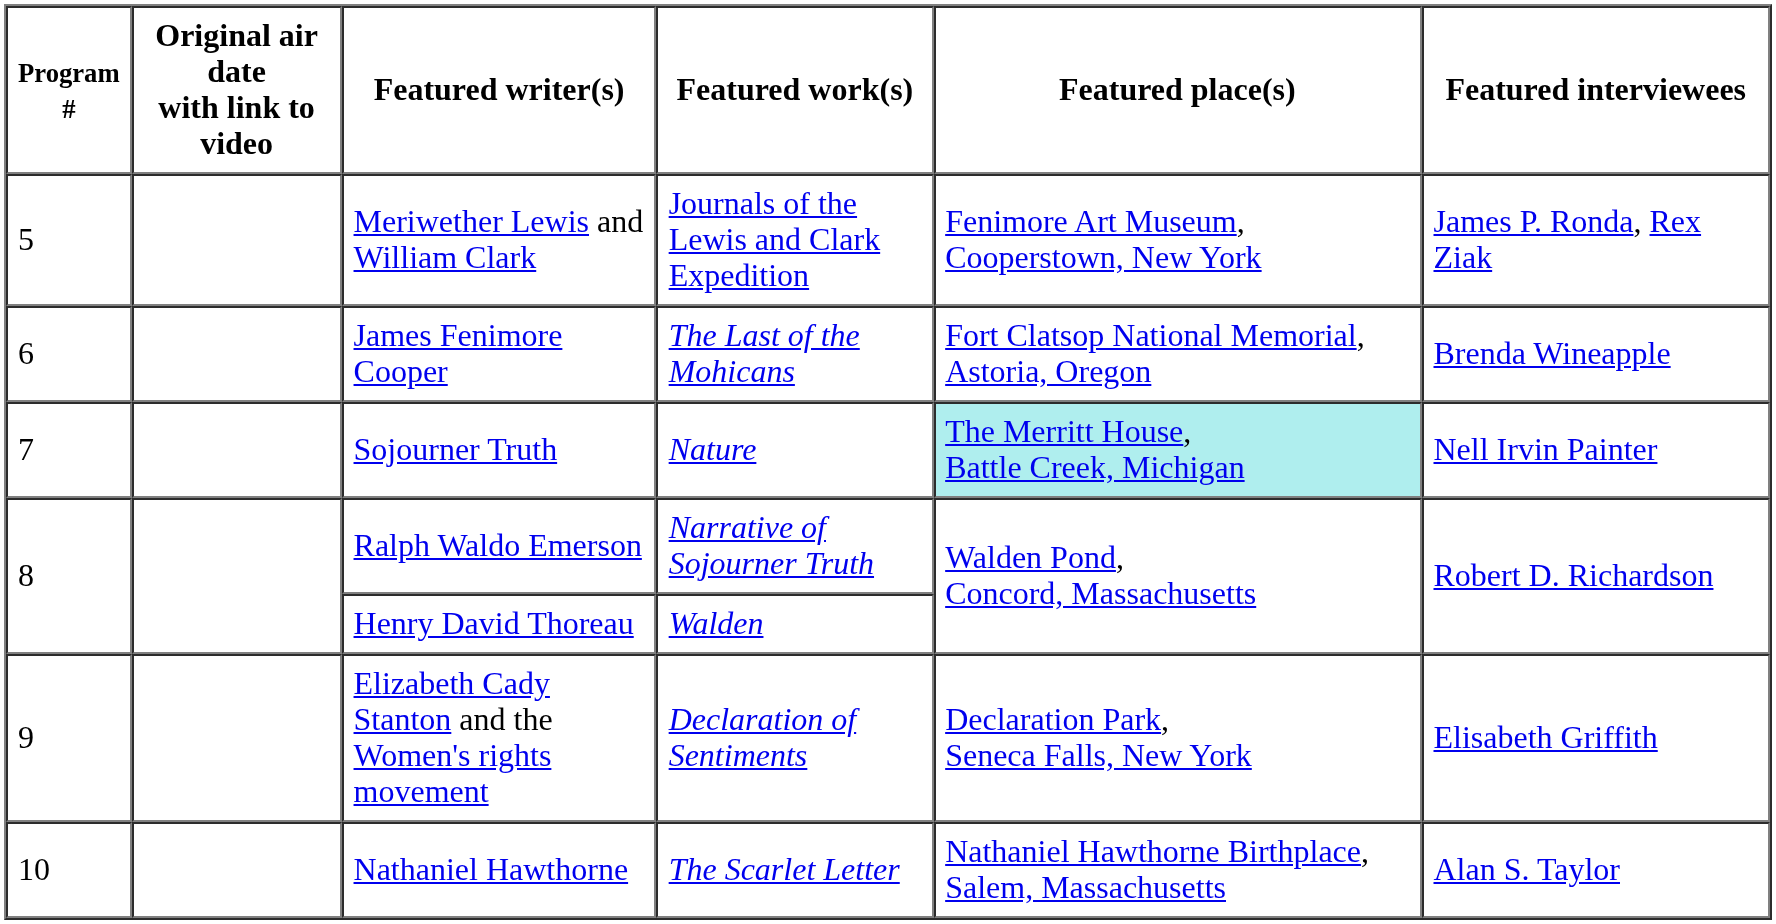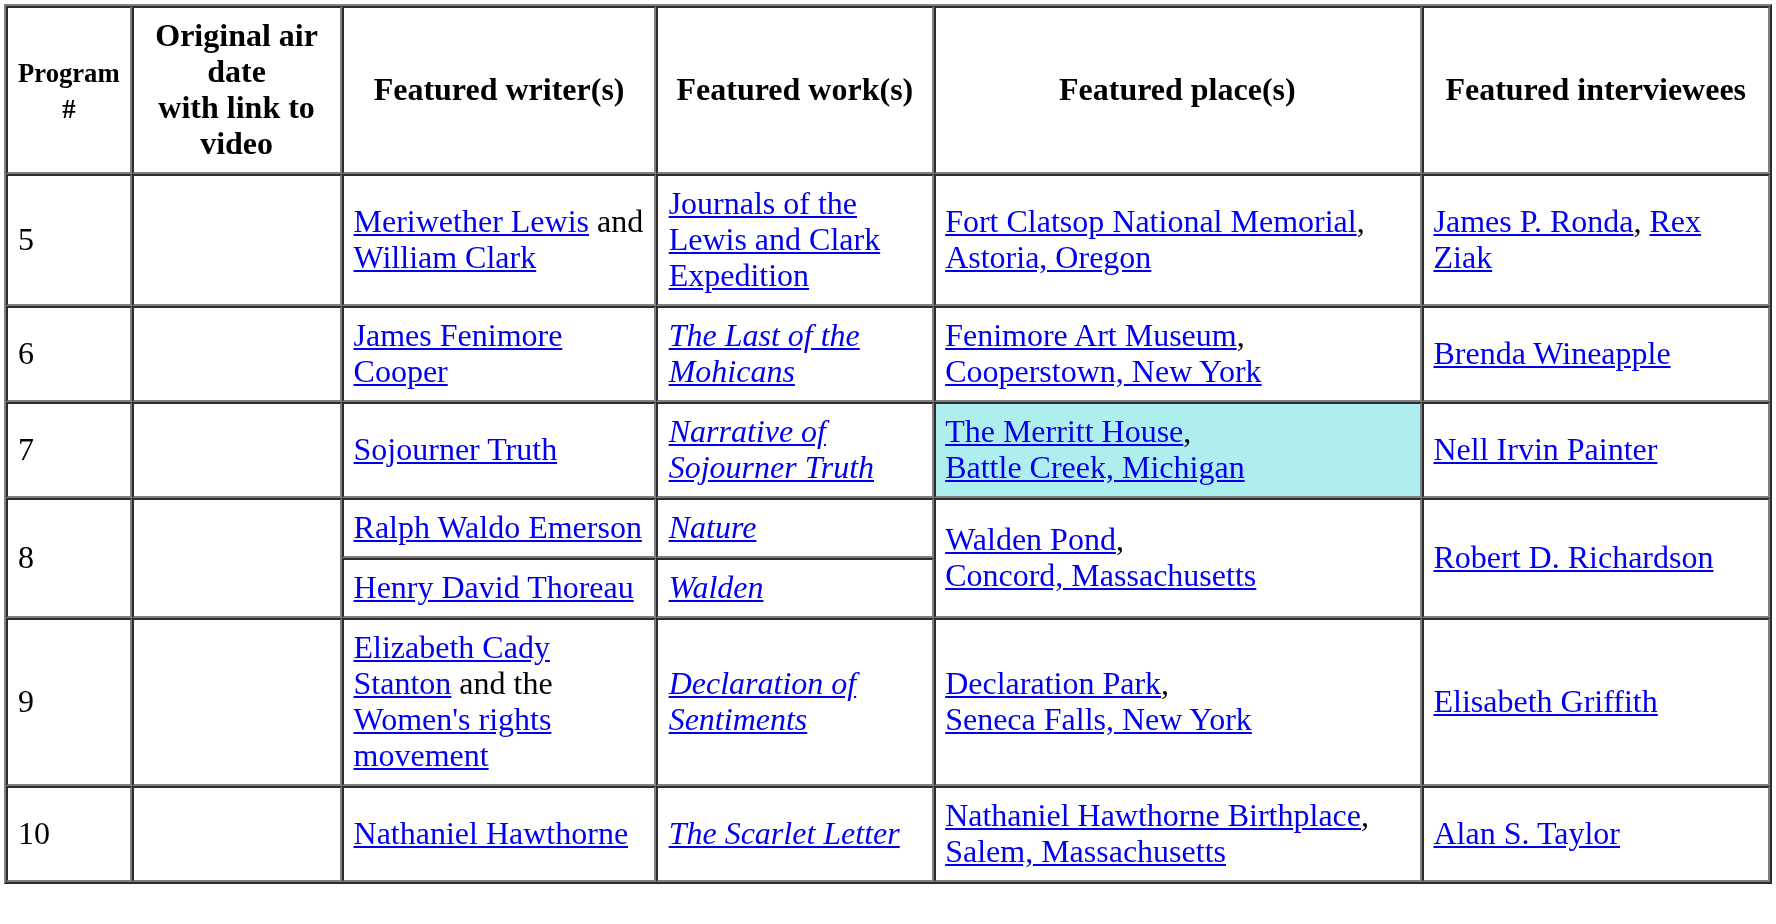(1103, 239) Fenimore Art Museum, Cooperstown, New York -> (1155, 239) Fort Clatsop National Memorial, Astoria, Oregon
(1155, 353) Fort Clatsop National Memorial, Astoria, Oregon -> (1103, 353) Fenimore Art Museum, Cooperstown, New York
(713, 449) Nature -> (771, 449) Narrative of Sojourner Truth
(771, 545) Narrative of Sojourner Truth -> (713, 527) Nature
